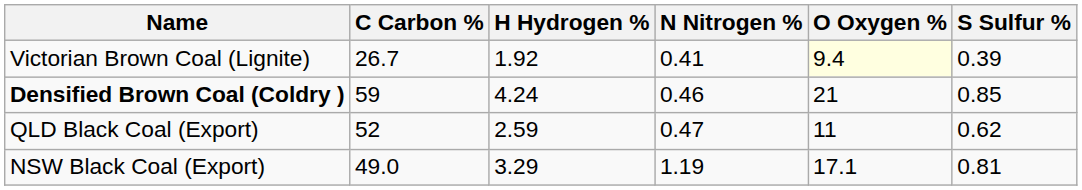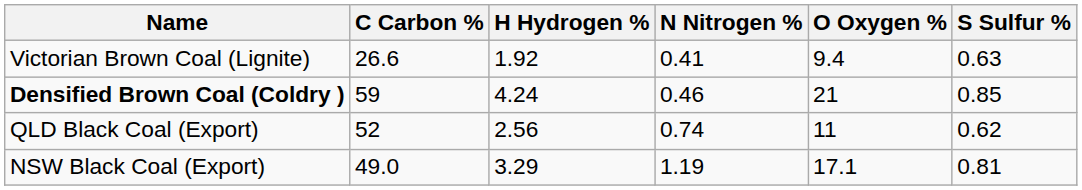(377, 58) 26.7 -> (377, 58) 26.6
(829, 58) lightyellow background -> (829, 58) no background
(979, 58) 0.39 -> (979, 58) 0.63
(516, 130) 2.59 -> (516, 130) 2.56
(682, 130) 0.47 -> (682, 130) 0.74
